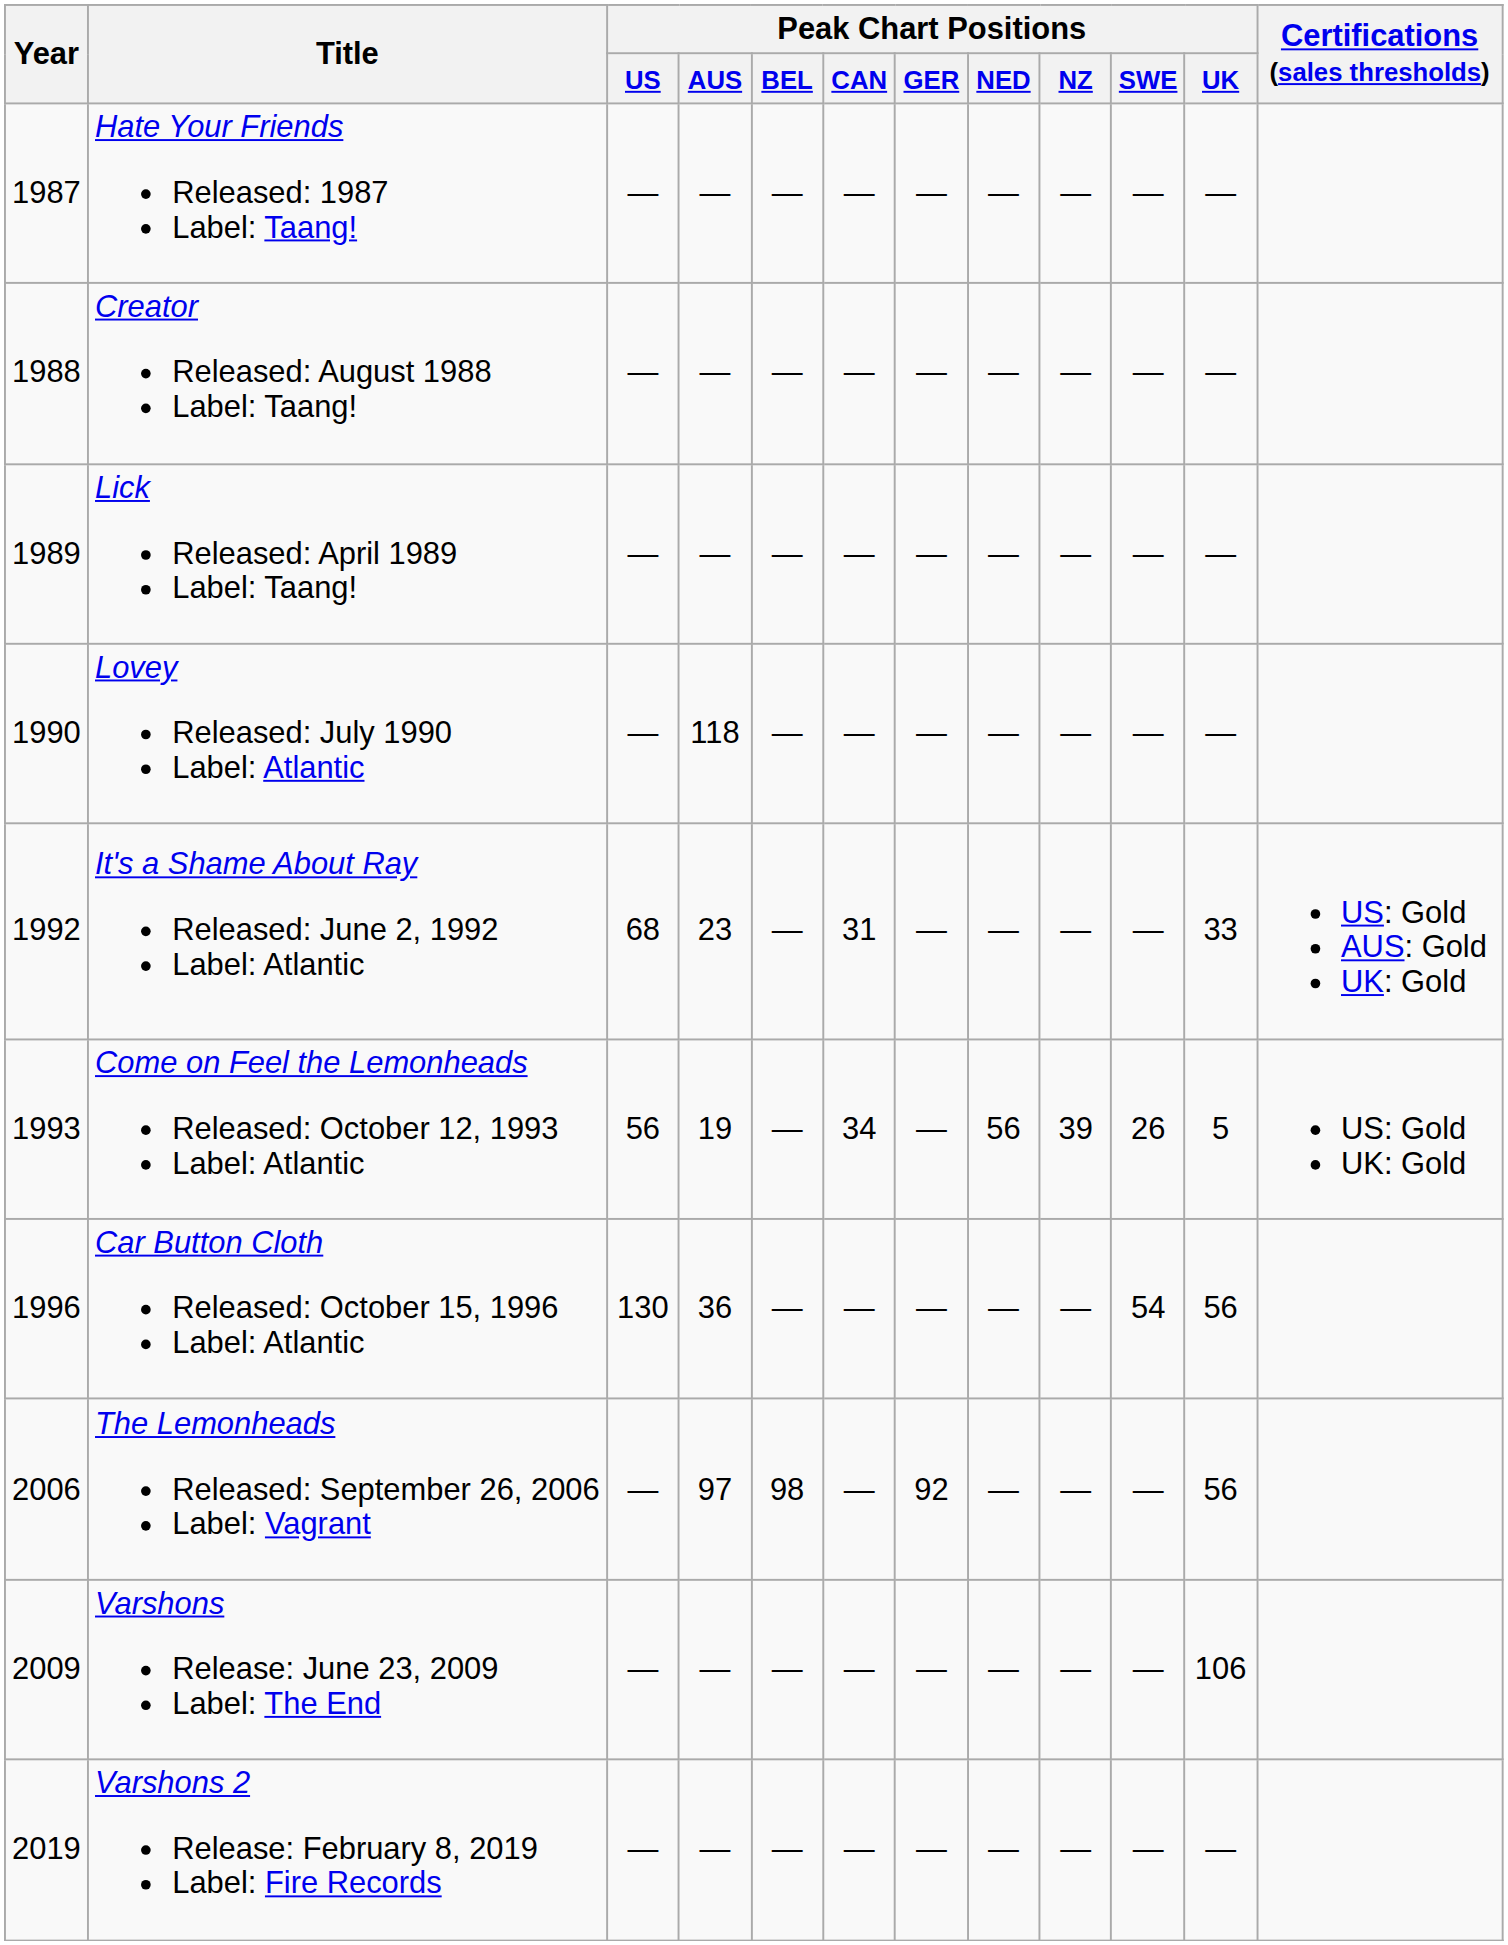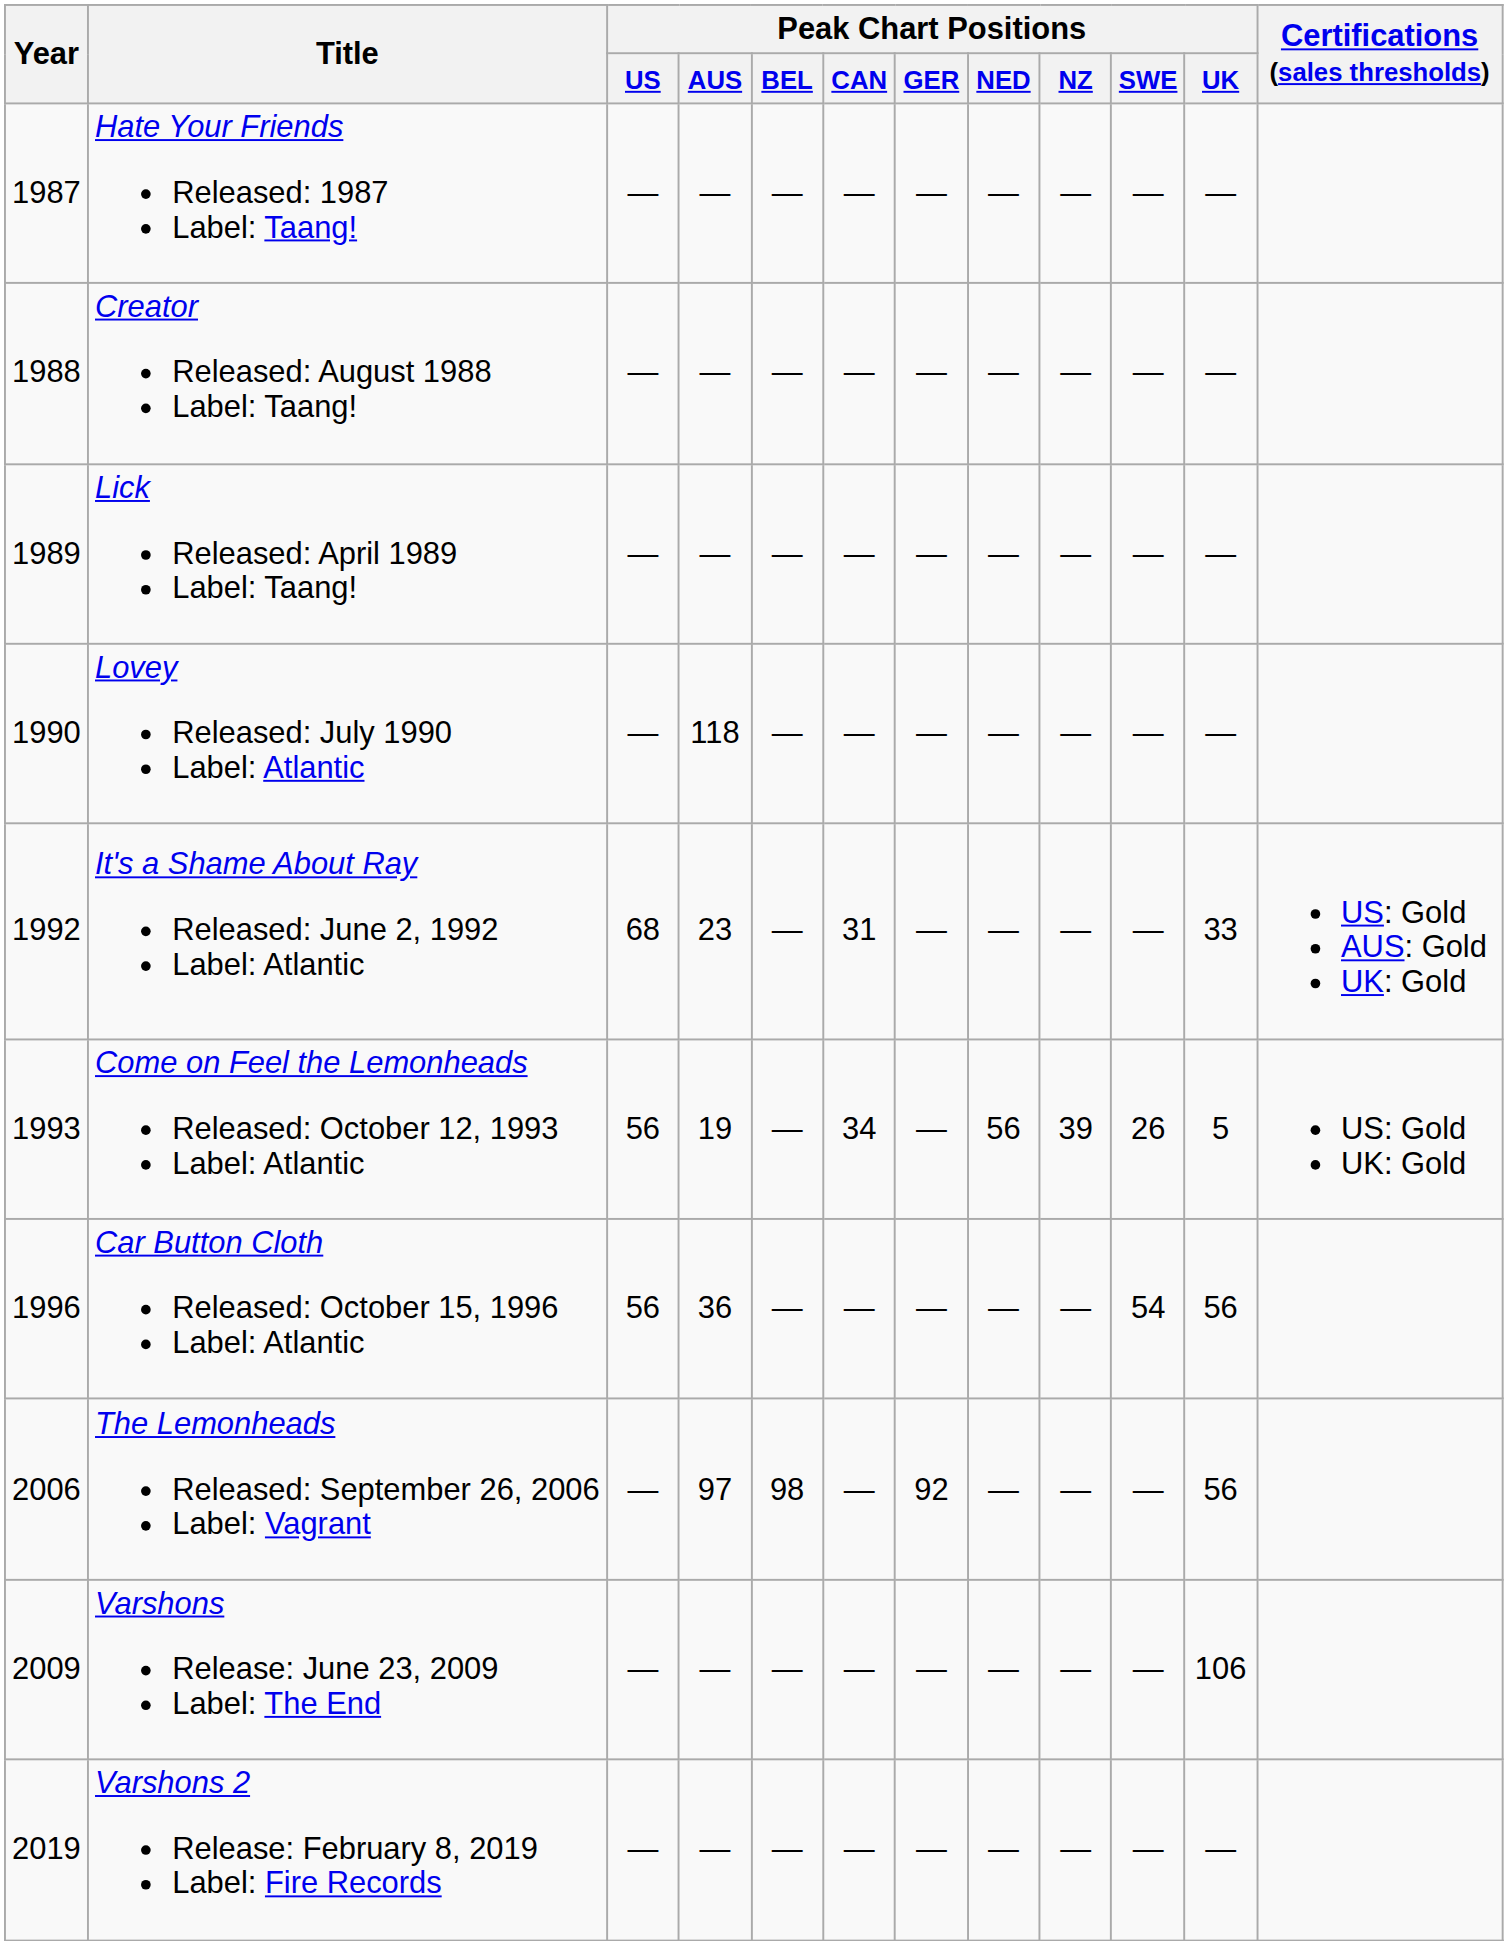(643, 1308) 130 -> (643, 1308) 56
